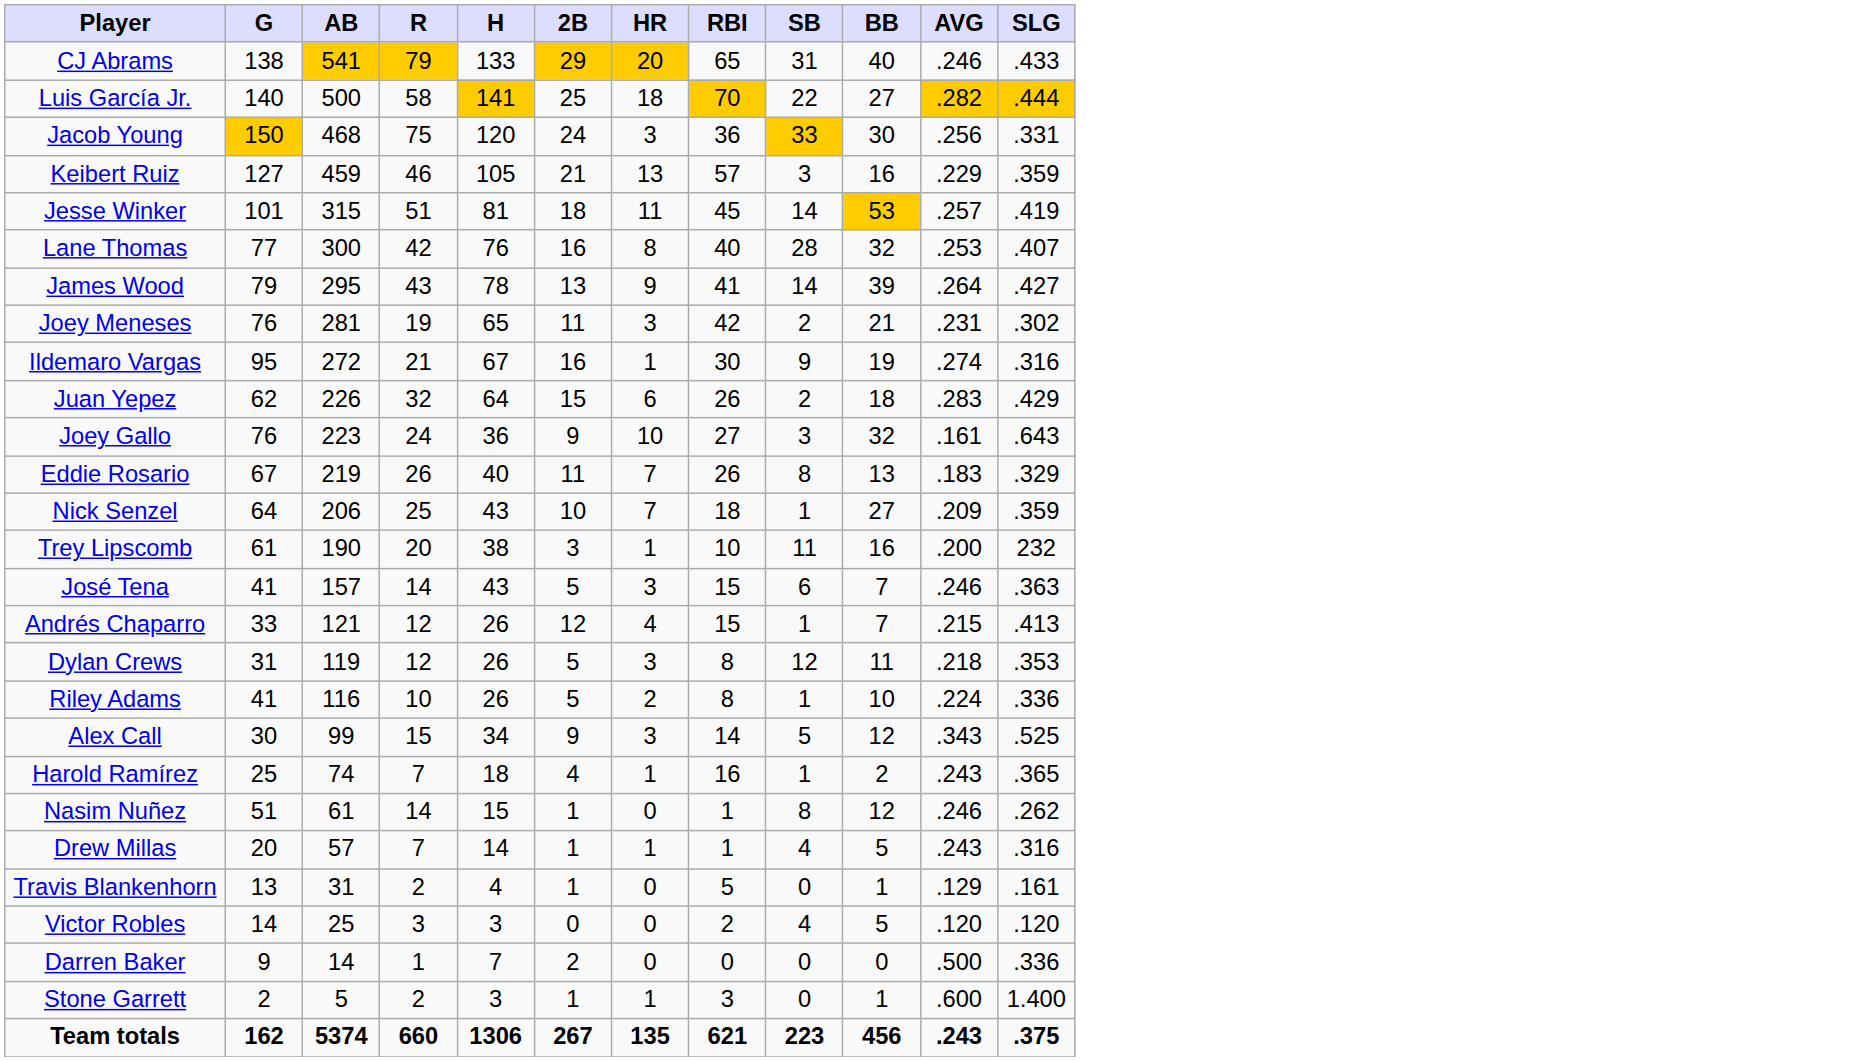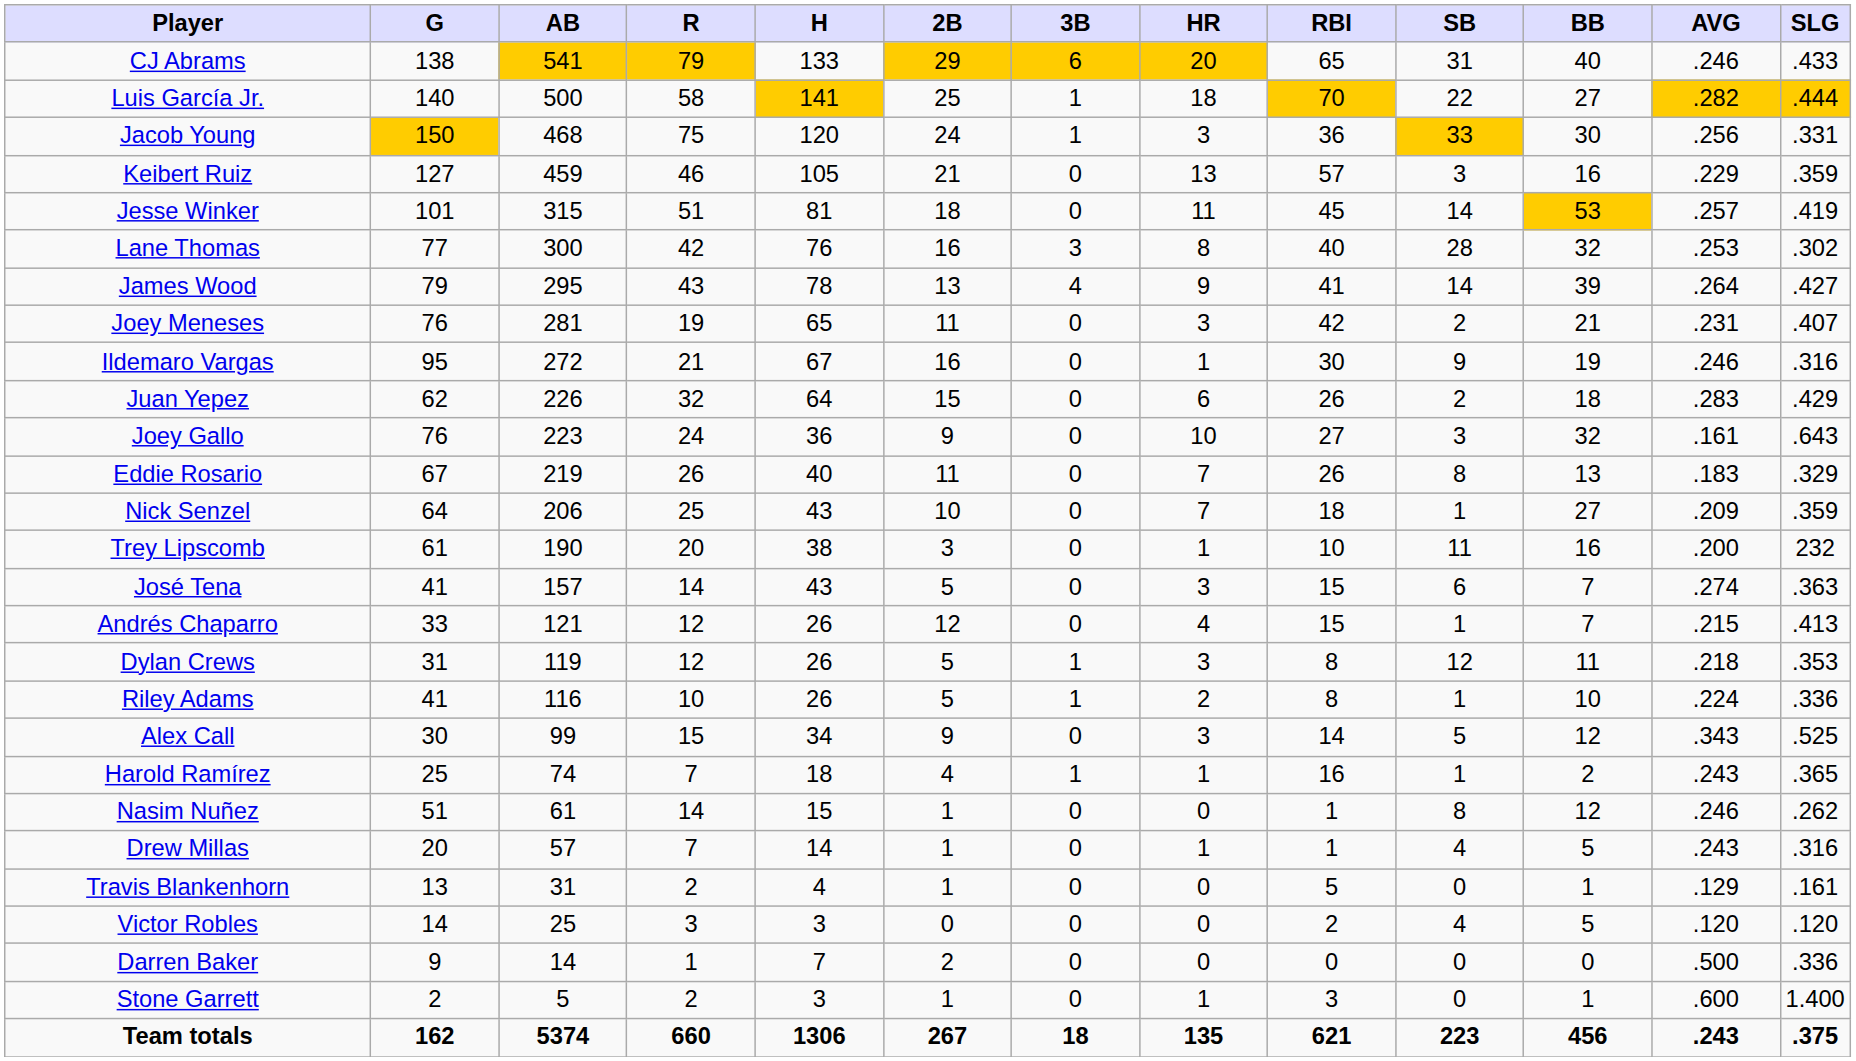+ column: (1075, 23)
(1036, 248) .407 -> (1815, 248) .302
(1036, 323) .302 -> (1815, 323) .407
(959, 361) .274 -> (1716, 361) .246
(959, 586) .246 -> (1716, 586) .274
